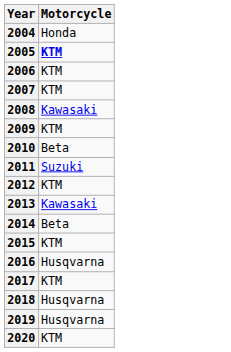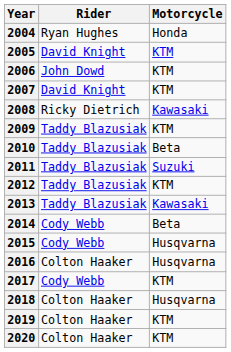+ column: (94, 14)
(52, 52) bold -> (163, 52) normal
(52, 243) KTM -> (184, 243) Husqvarna
(73, 319) Husqvarna -> (163, 319) KTM
